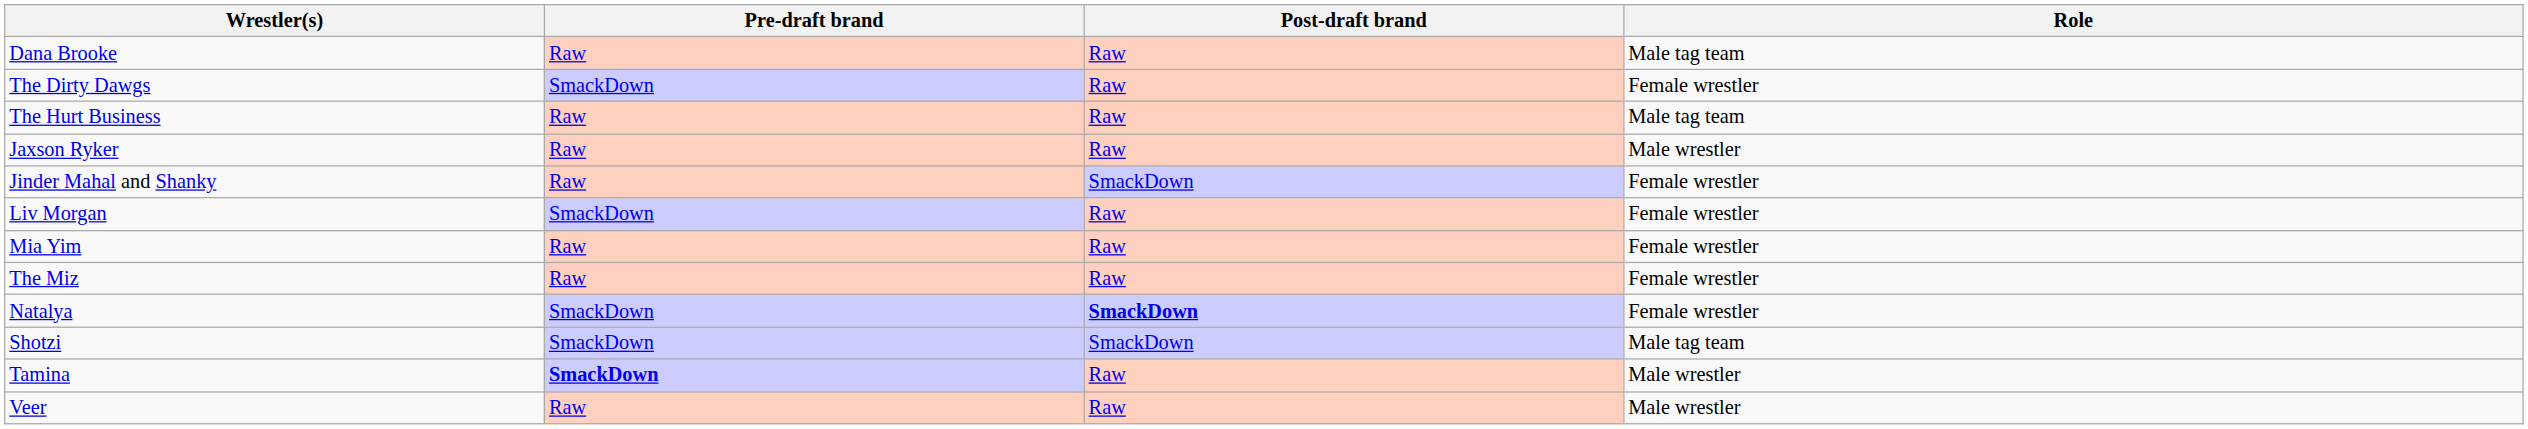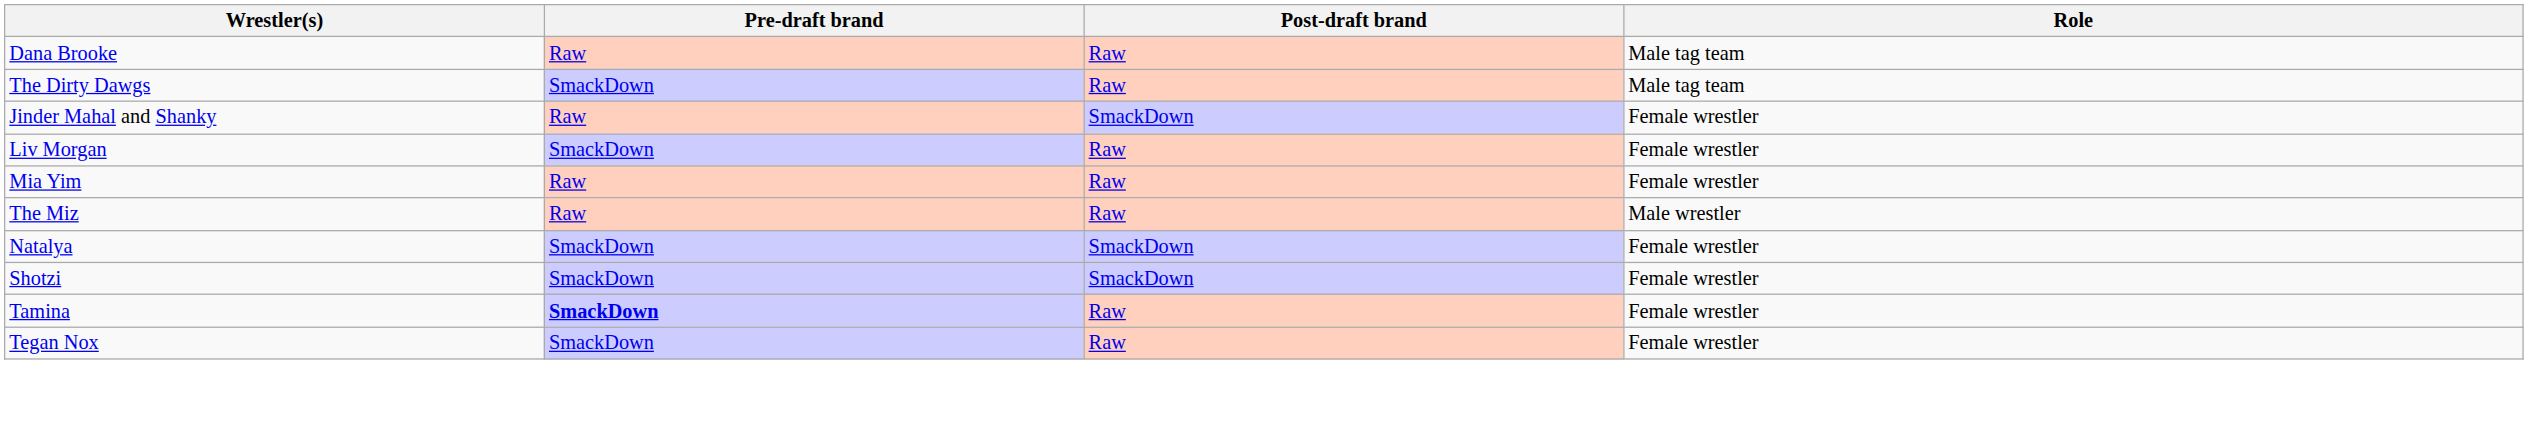(1693, 85) Female wrestler -> (1686, 85) Male tag team
- row: (85, 117)
- row: (64, 149)
(1693, 278) Female wrestler -> (1684, 213) Male wrestler
(1143, 310) bold -> (1141, 246) normal
(1686, 342) Male tag team -> (1693, 278) Female wrestler
(1684, 375) Male wrestler -> (1693, 310) Female wrestler
+ row: (54, 342)
- row: (28, 407)
